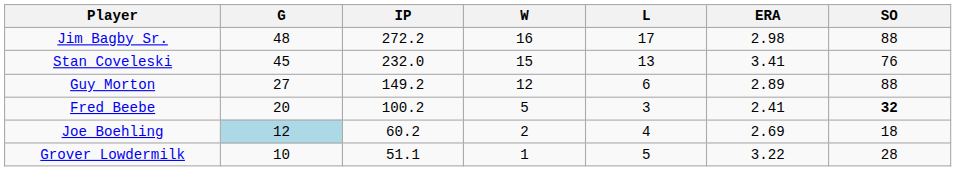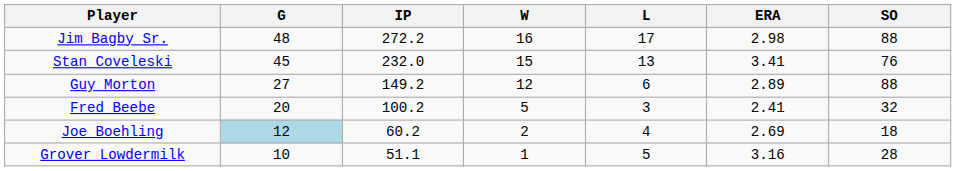(889, 108) bold -> (889, 108) normal
(768, 155) 3.22 -> (768, 155) 3.16
